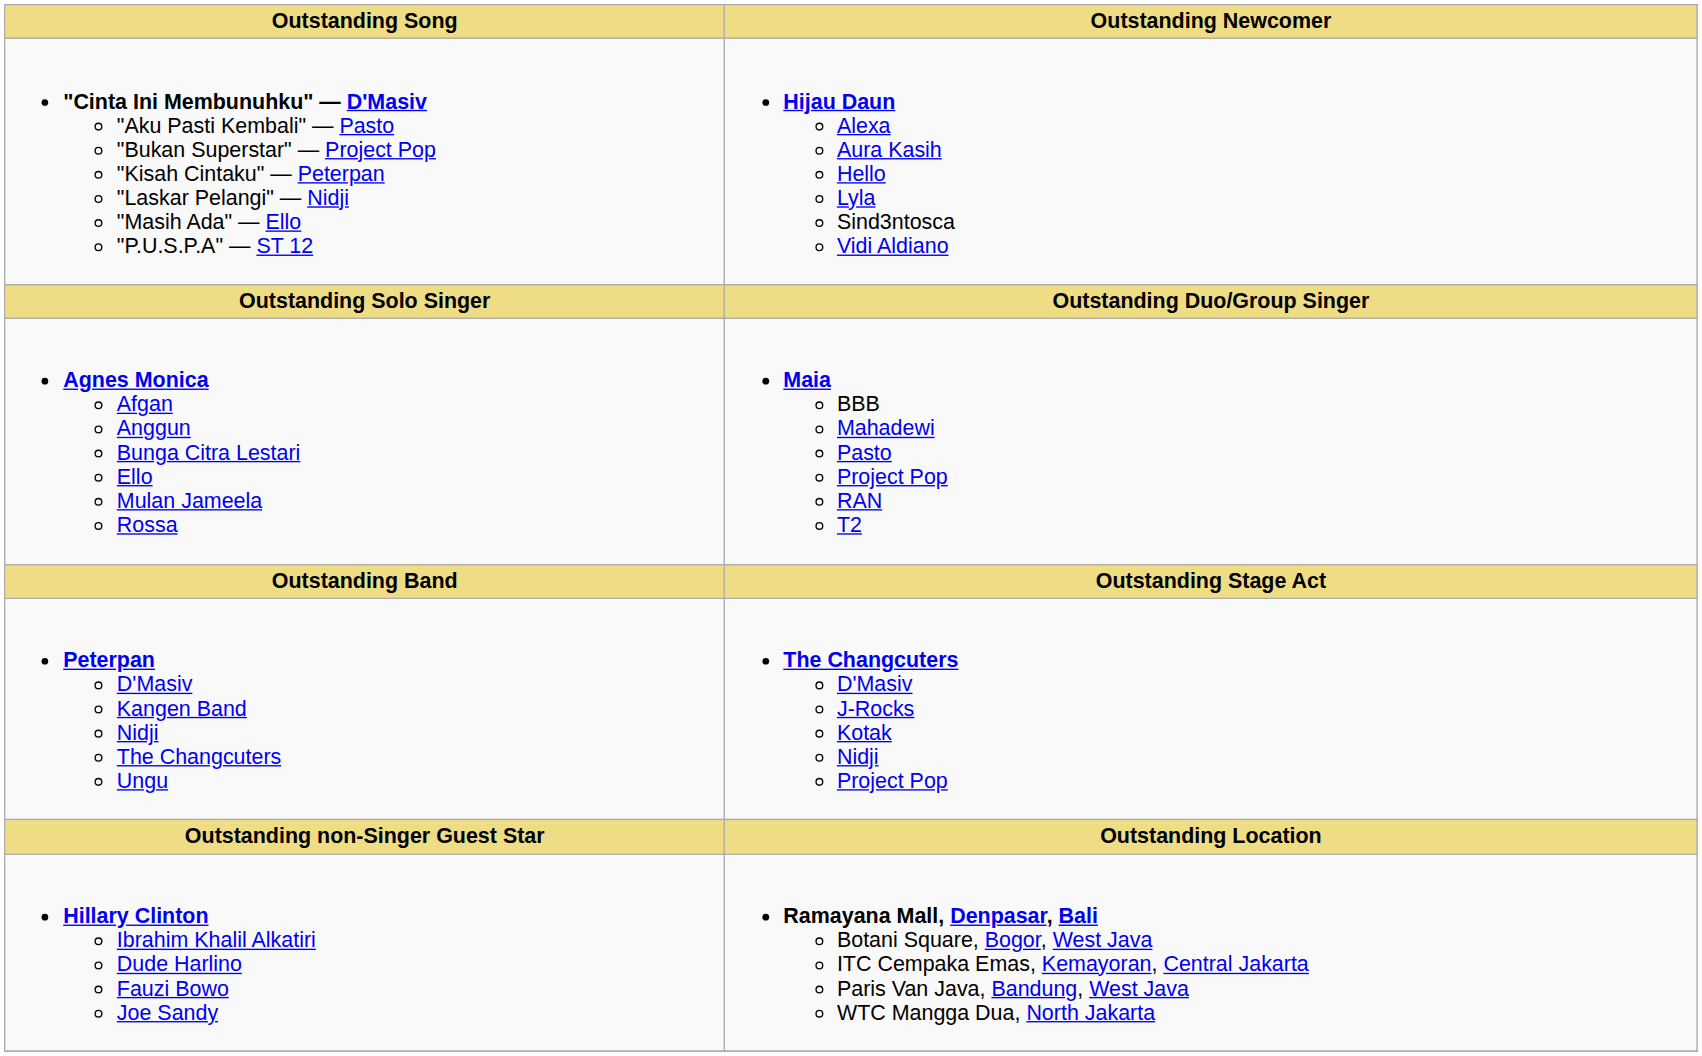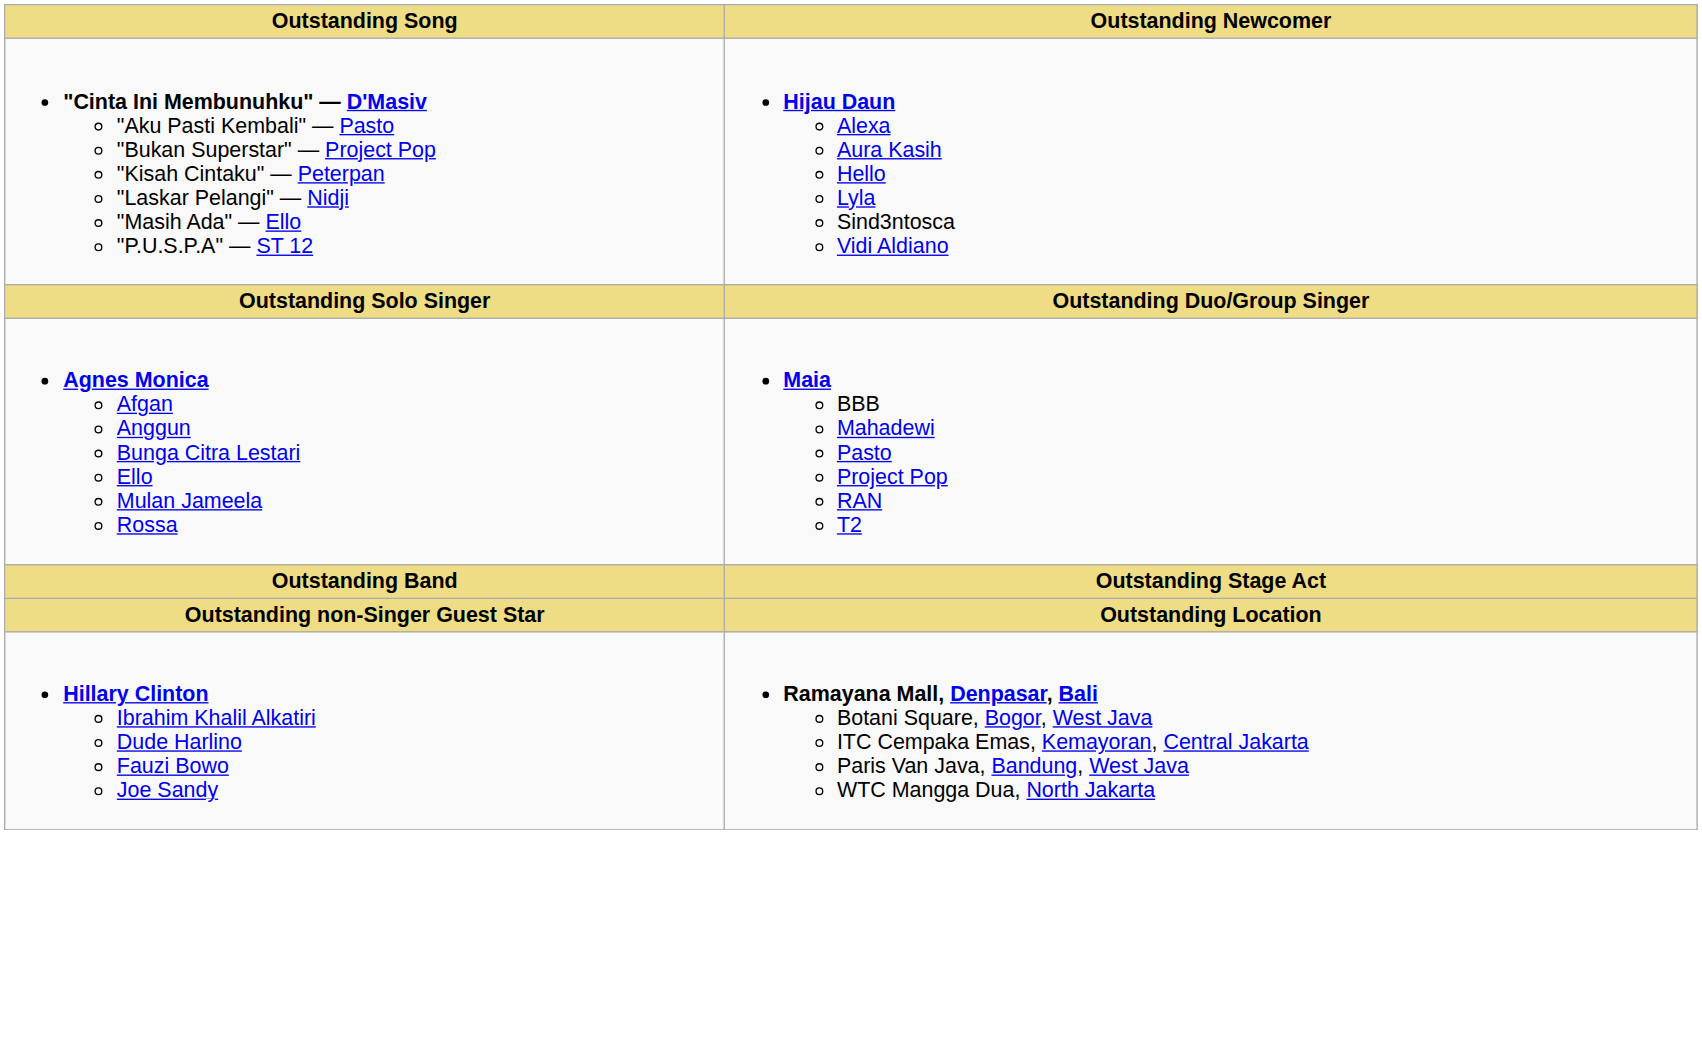- row: (365, 721)
